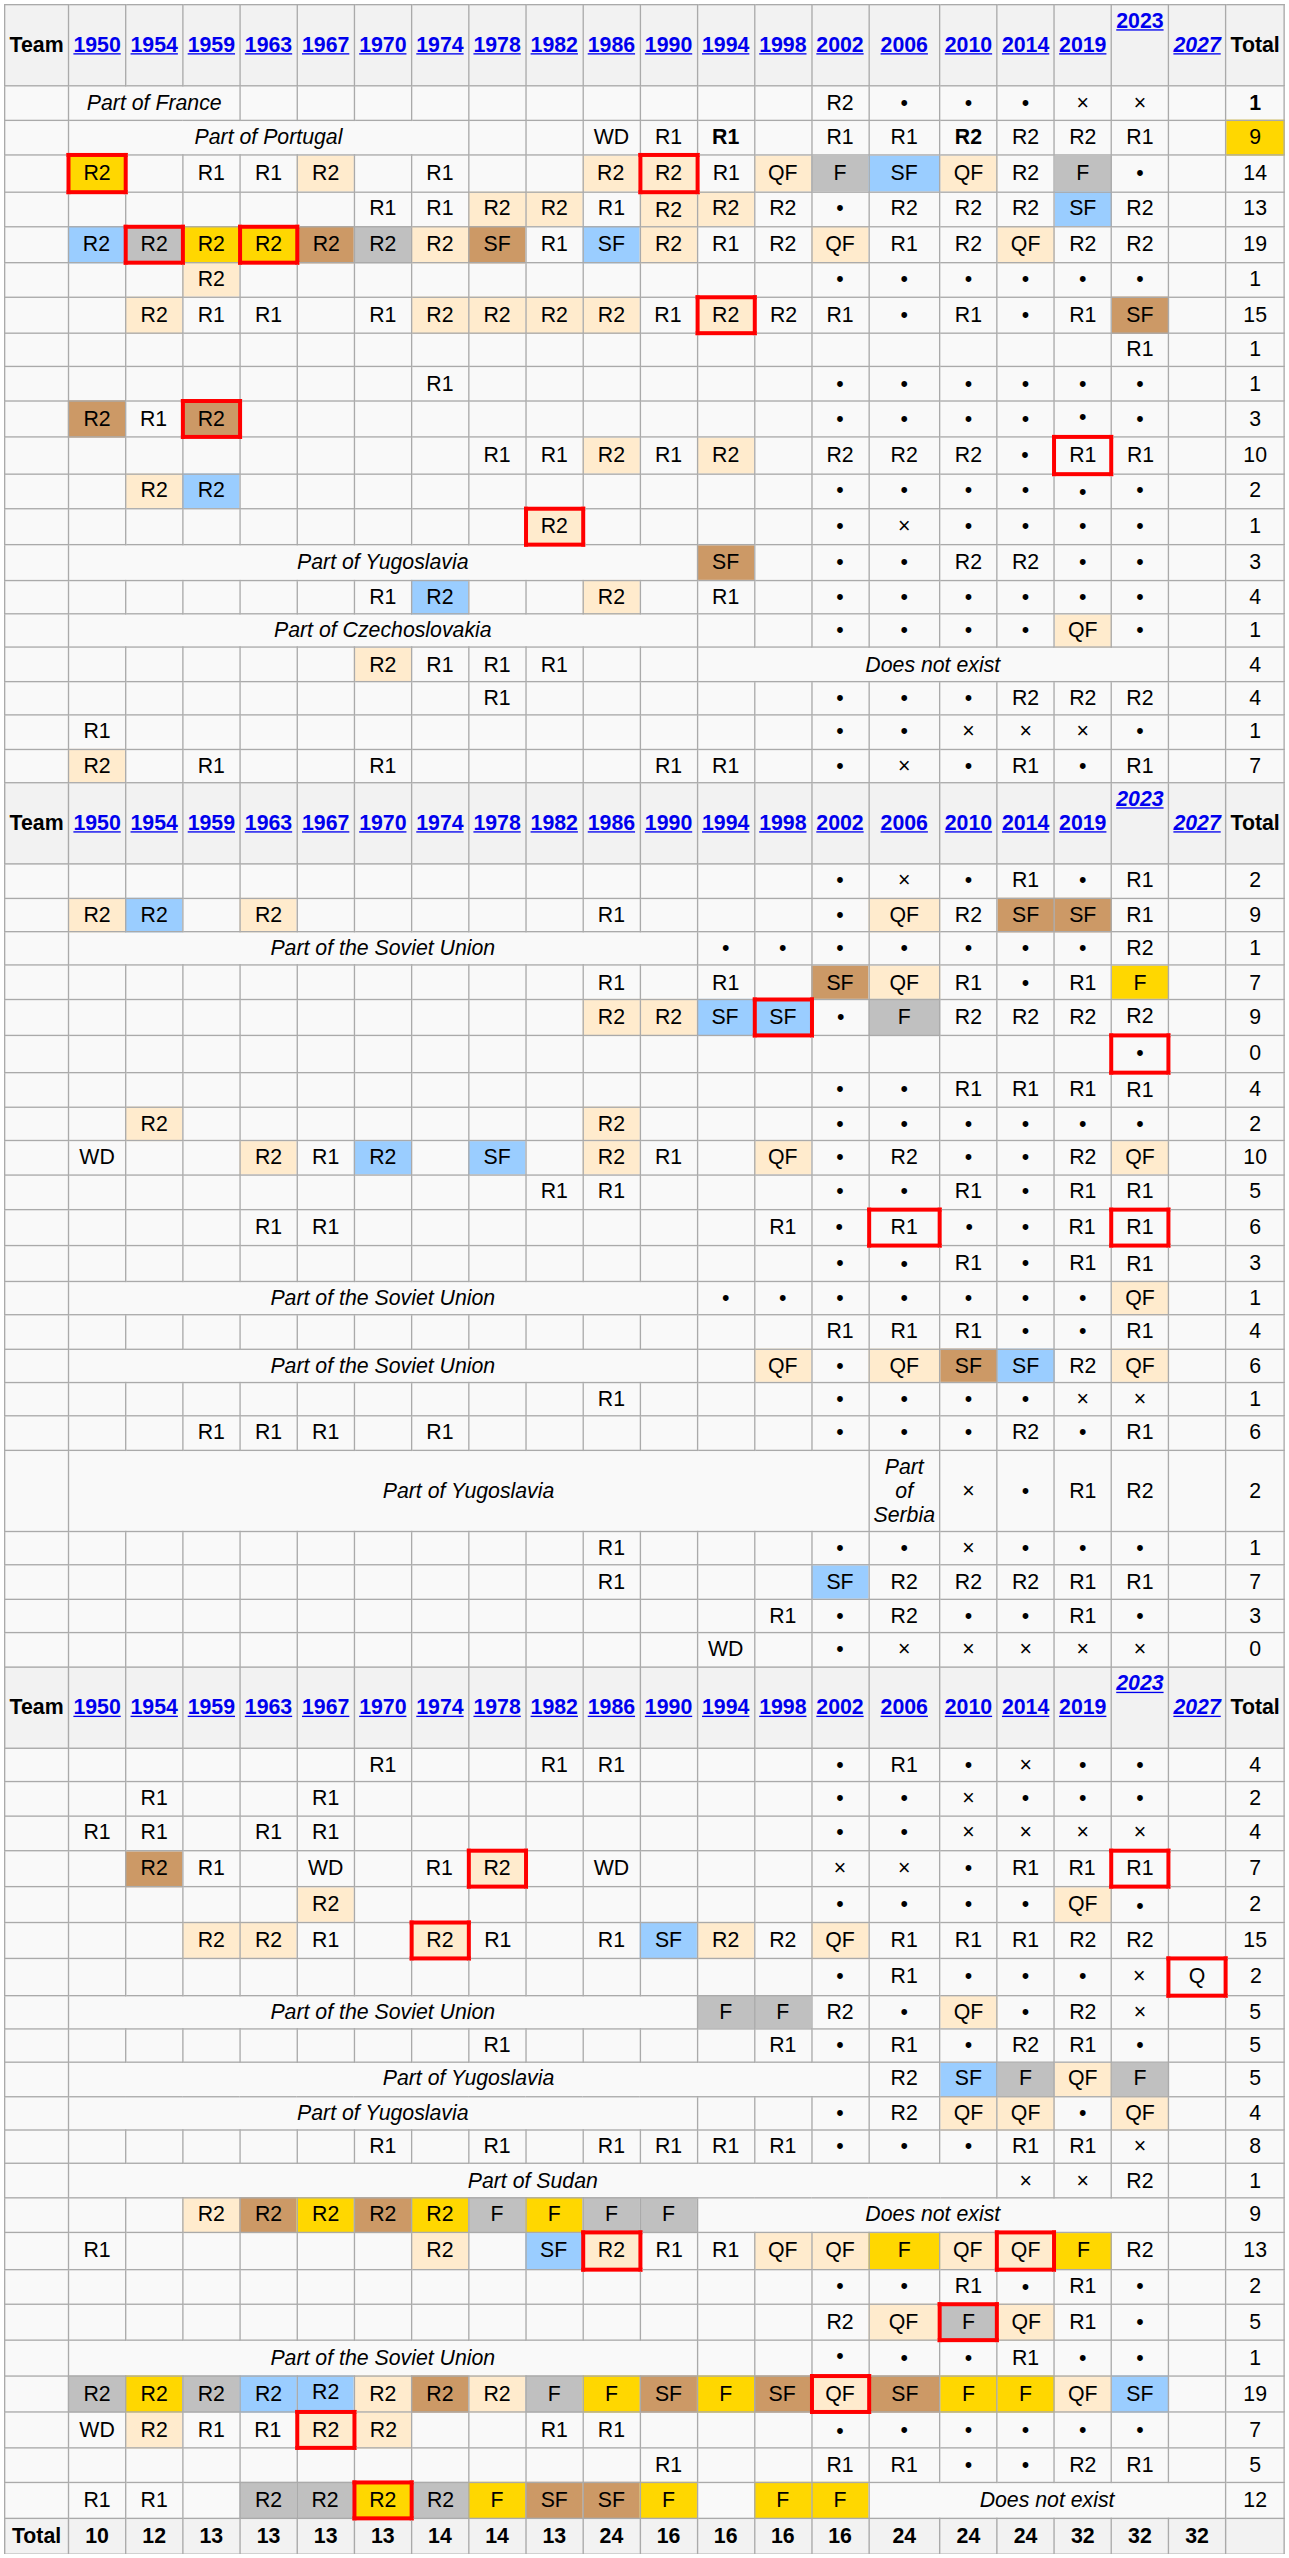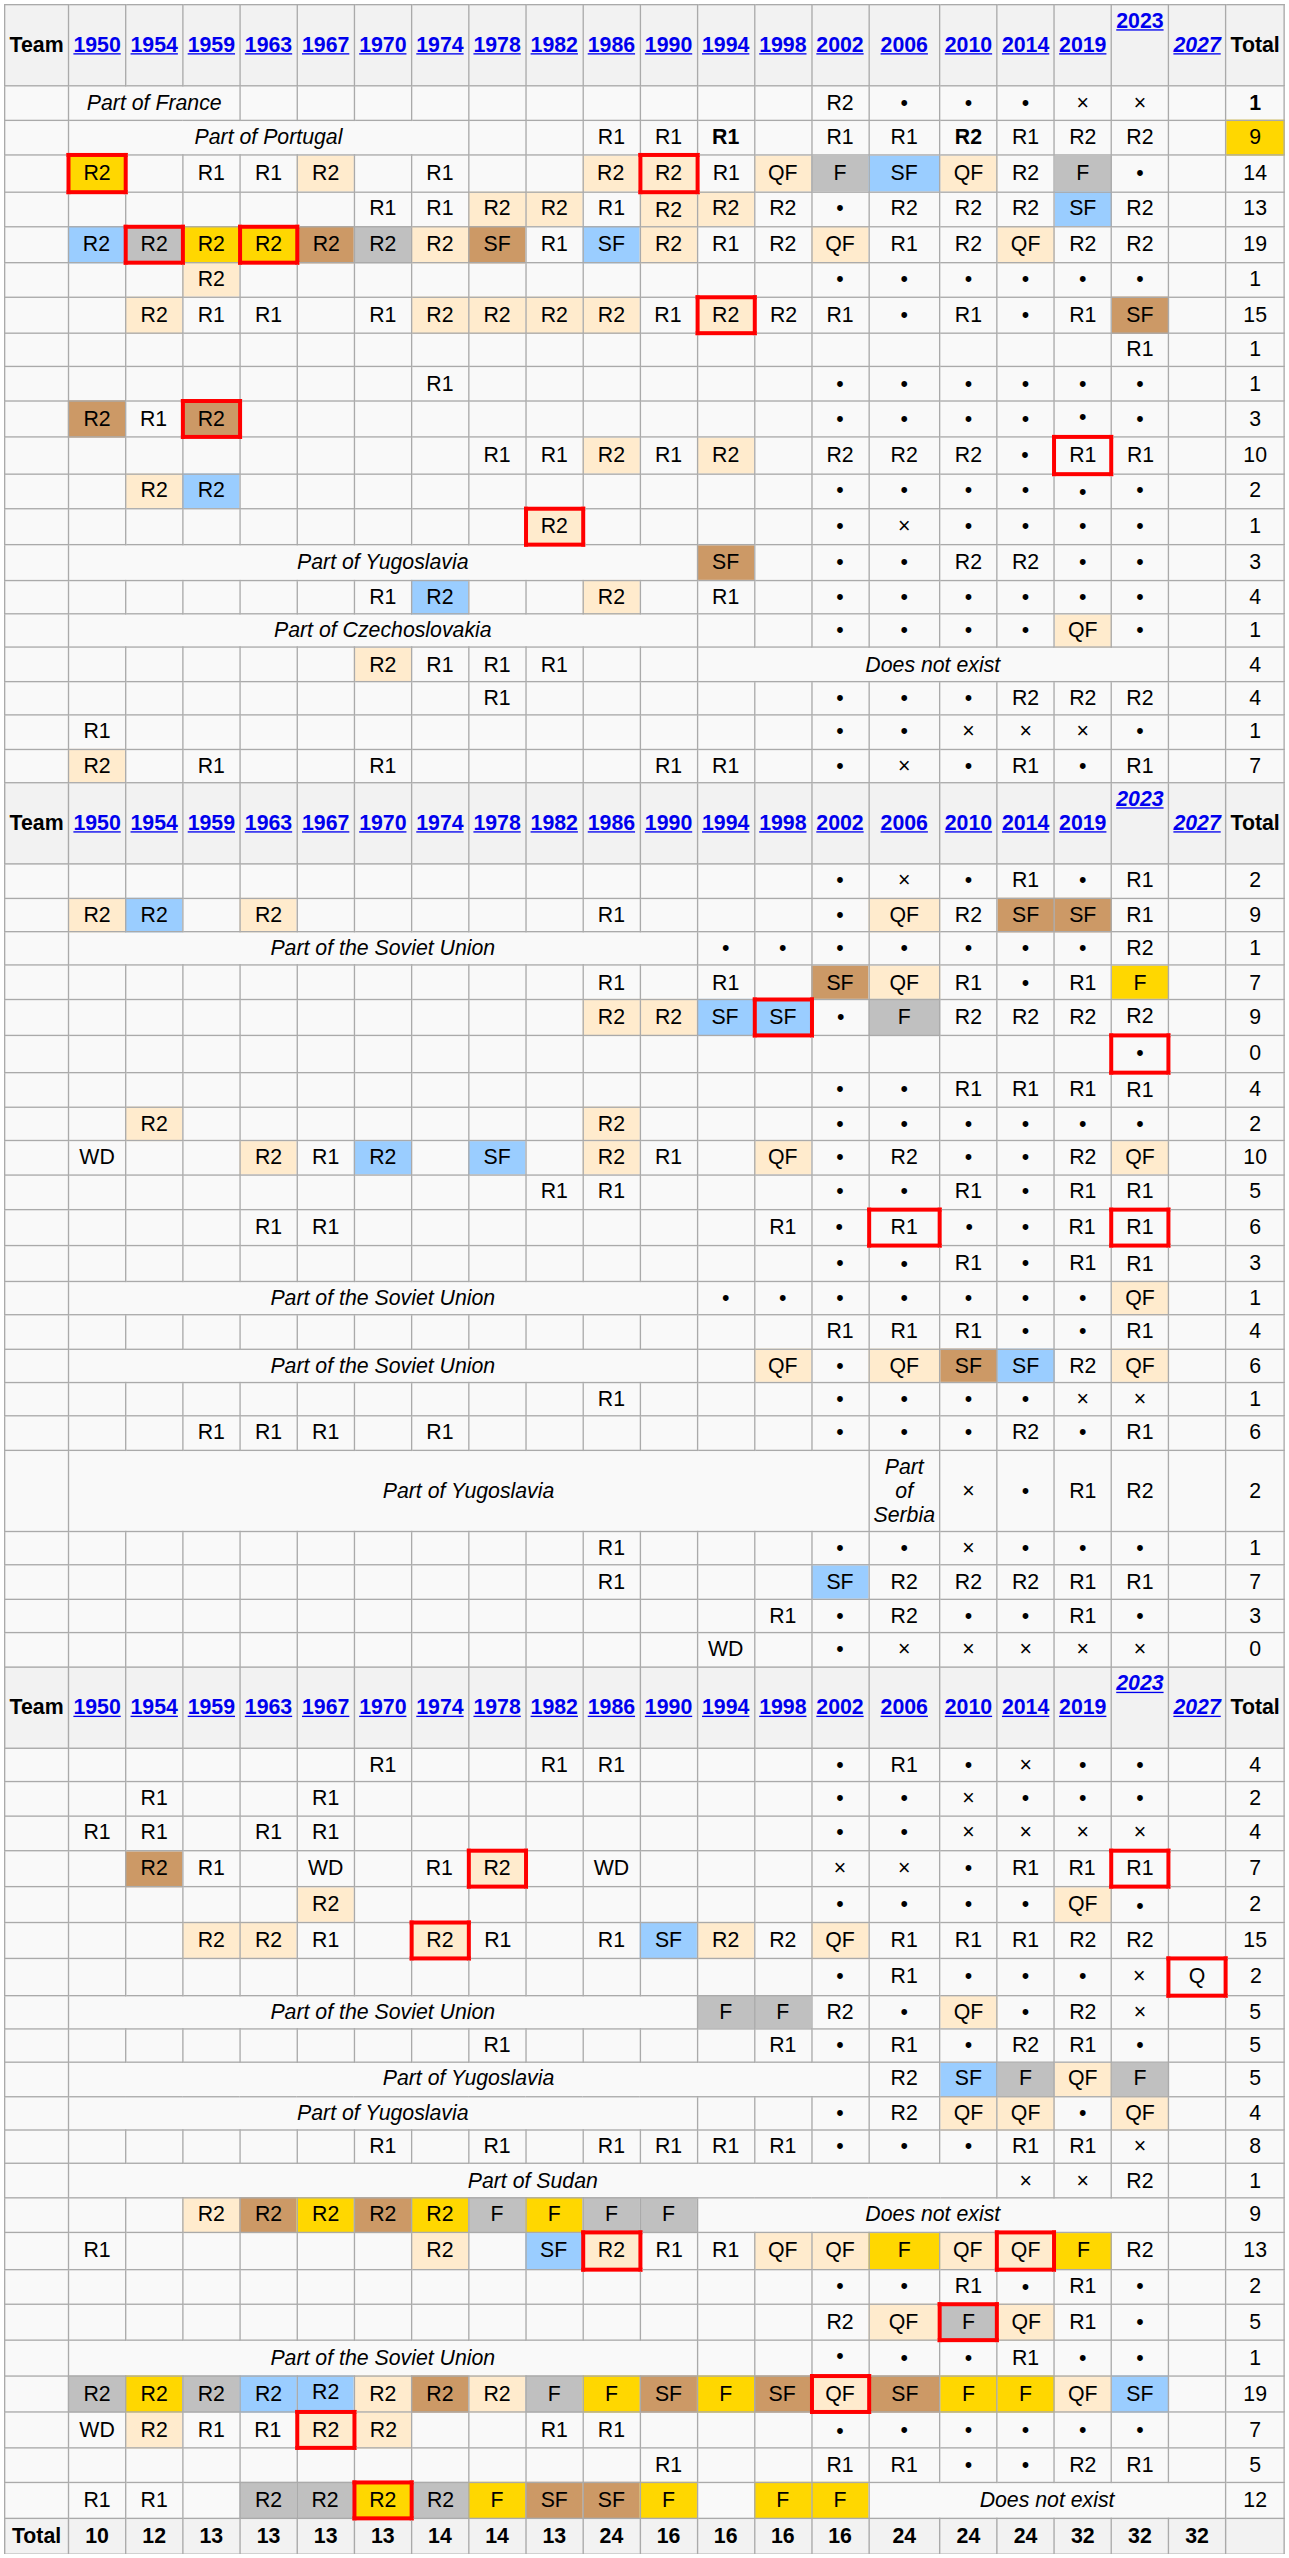(611, 137) WD -> (611, 137) R1
(1026, 137) R2 -> (1026, 137) R1
(1140, 137) R1 -> (1140, 137) R2
